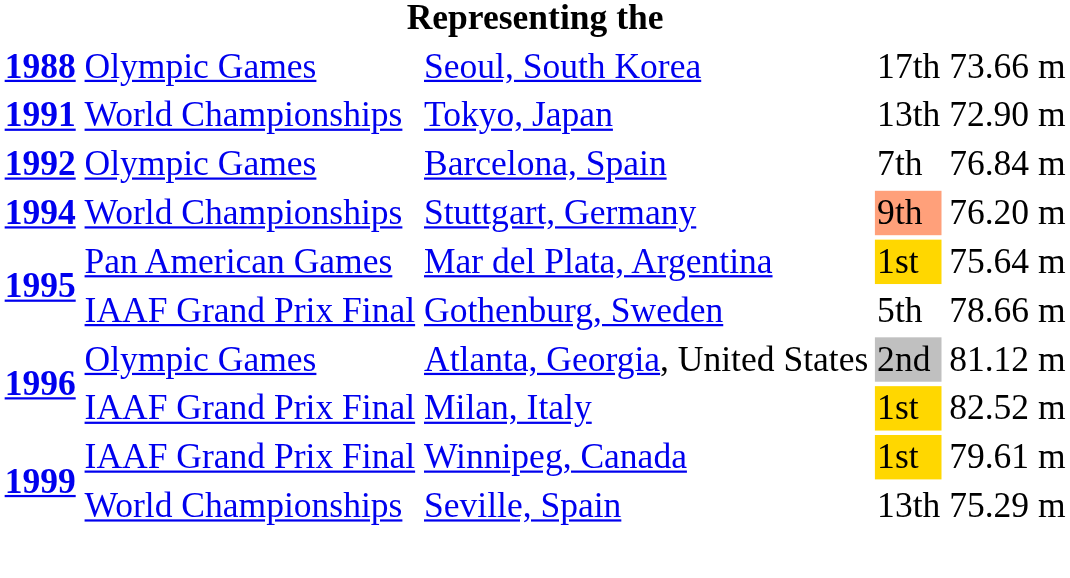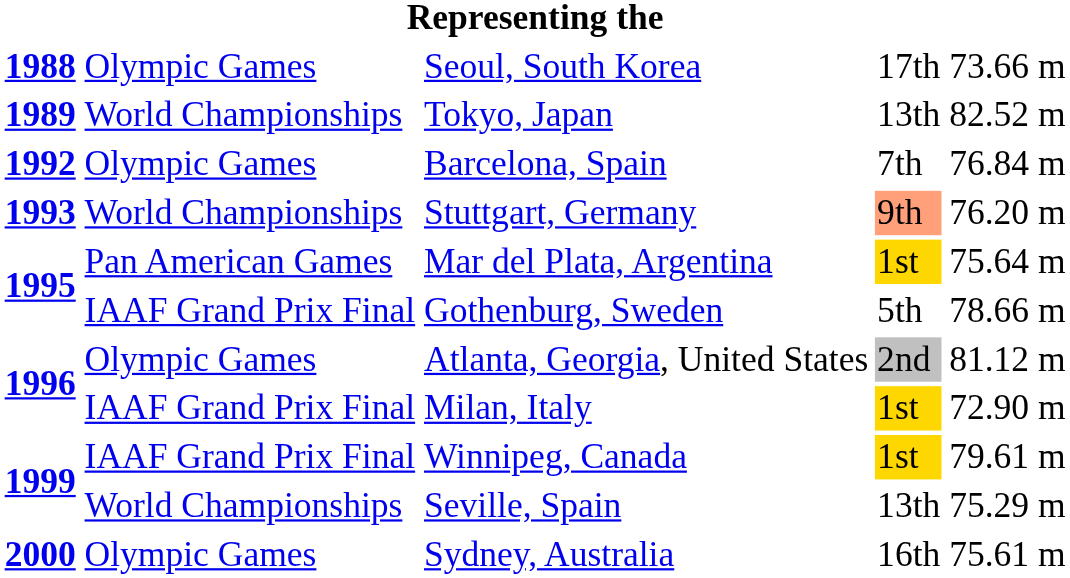(40, 114) 1991 -> (40, 114) 1989
(1007, 114) 72.90 m -> (1007, 114) 82.52 m
(40, 212) 1994 -> (40, 212) 1993
(1007, 407) 82.52 m -> (1007, 407) 72.90 m
+ row: (549, 554)
